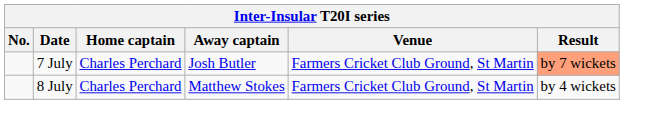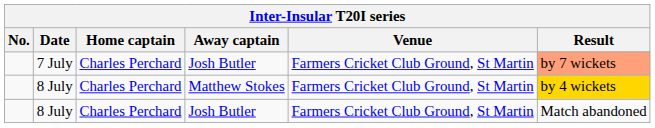(578, 87) no background -> (578, 87) gold background
+ row: (55, 110)
